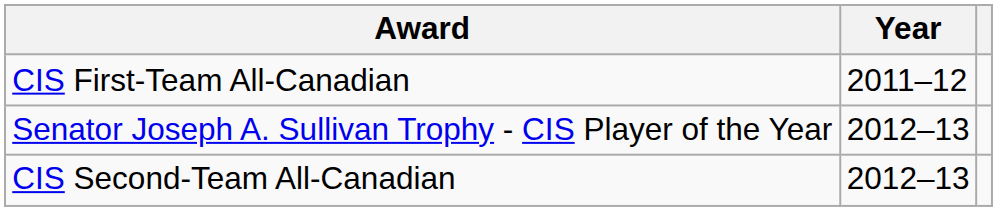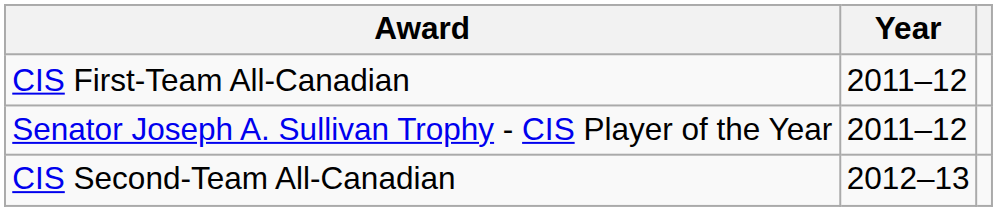(908, 129) 2012–13 -> (907, 129) 2011–12
